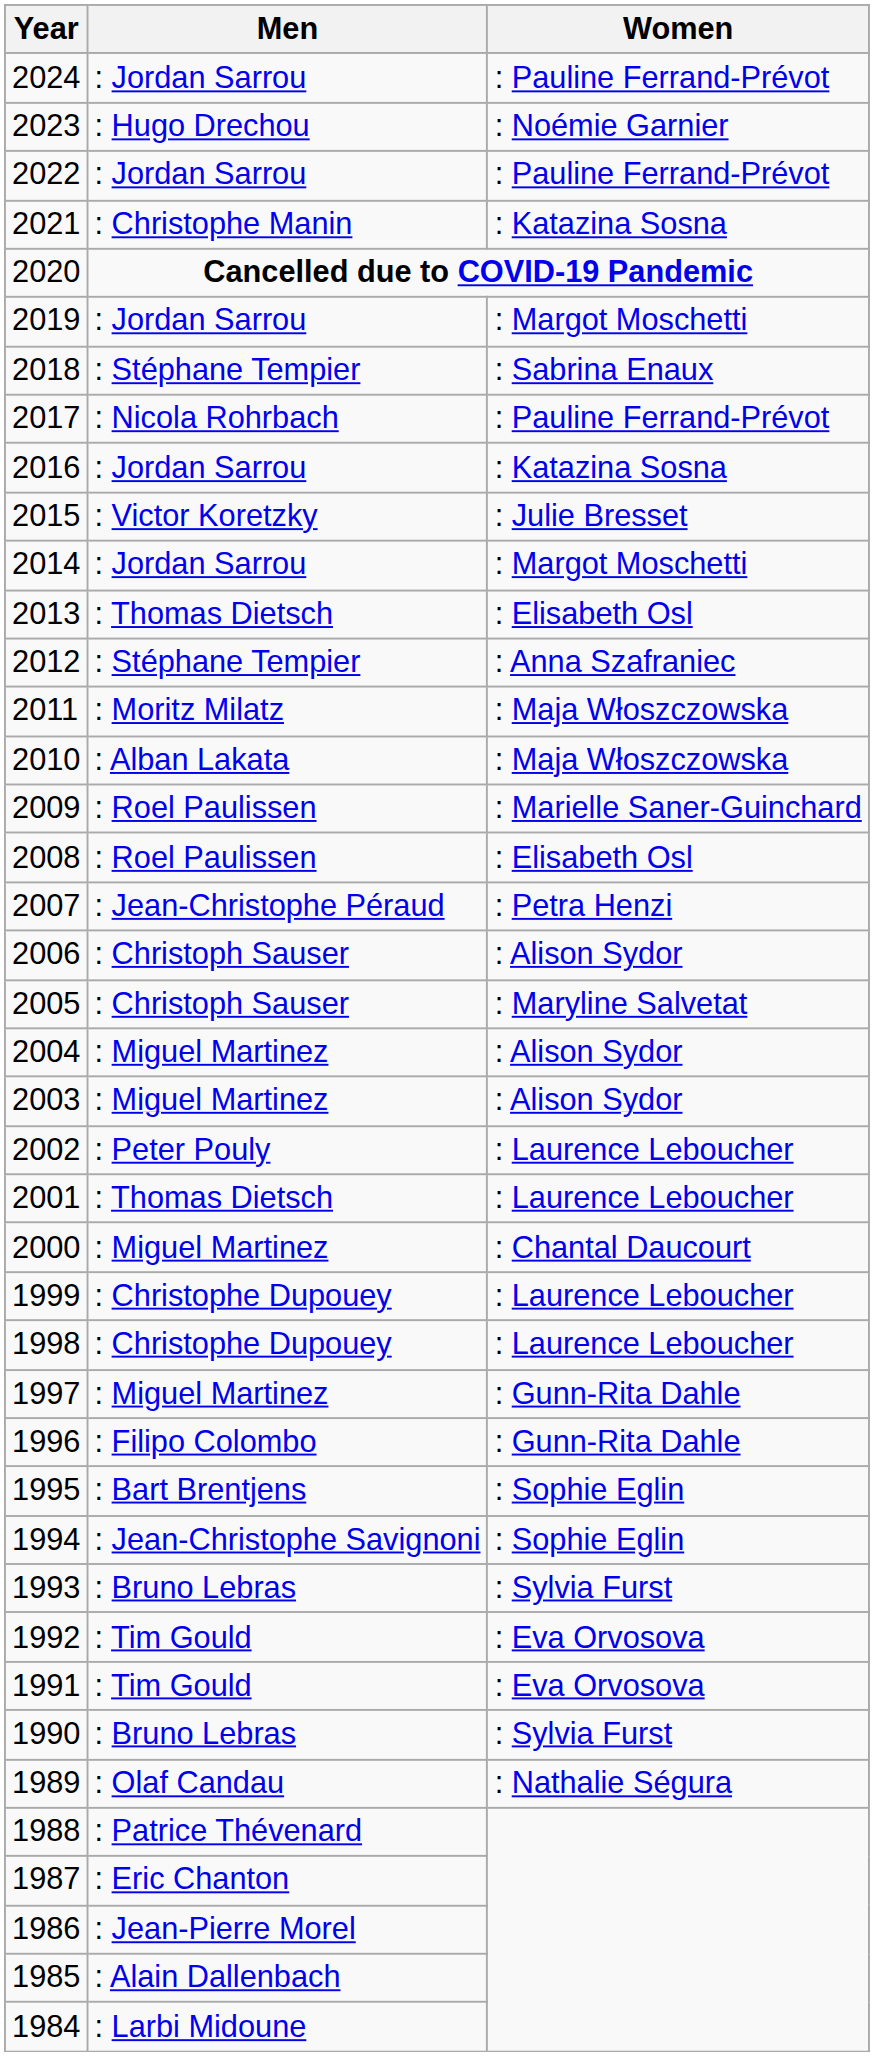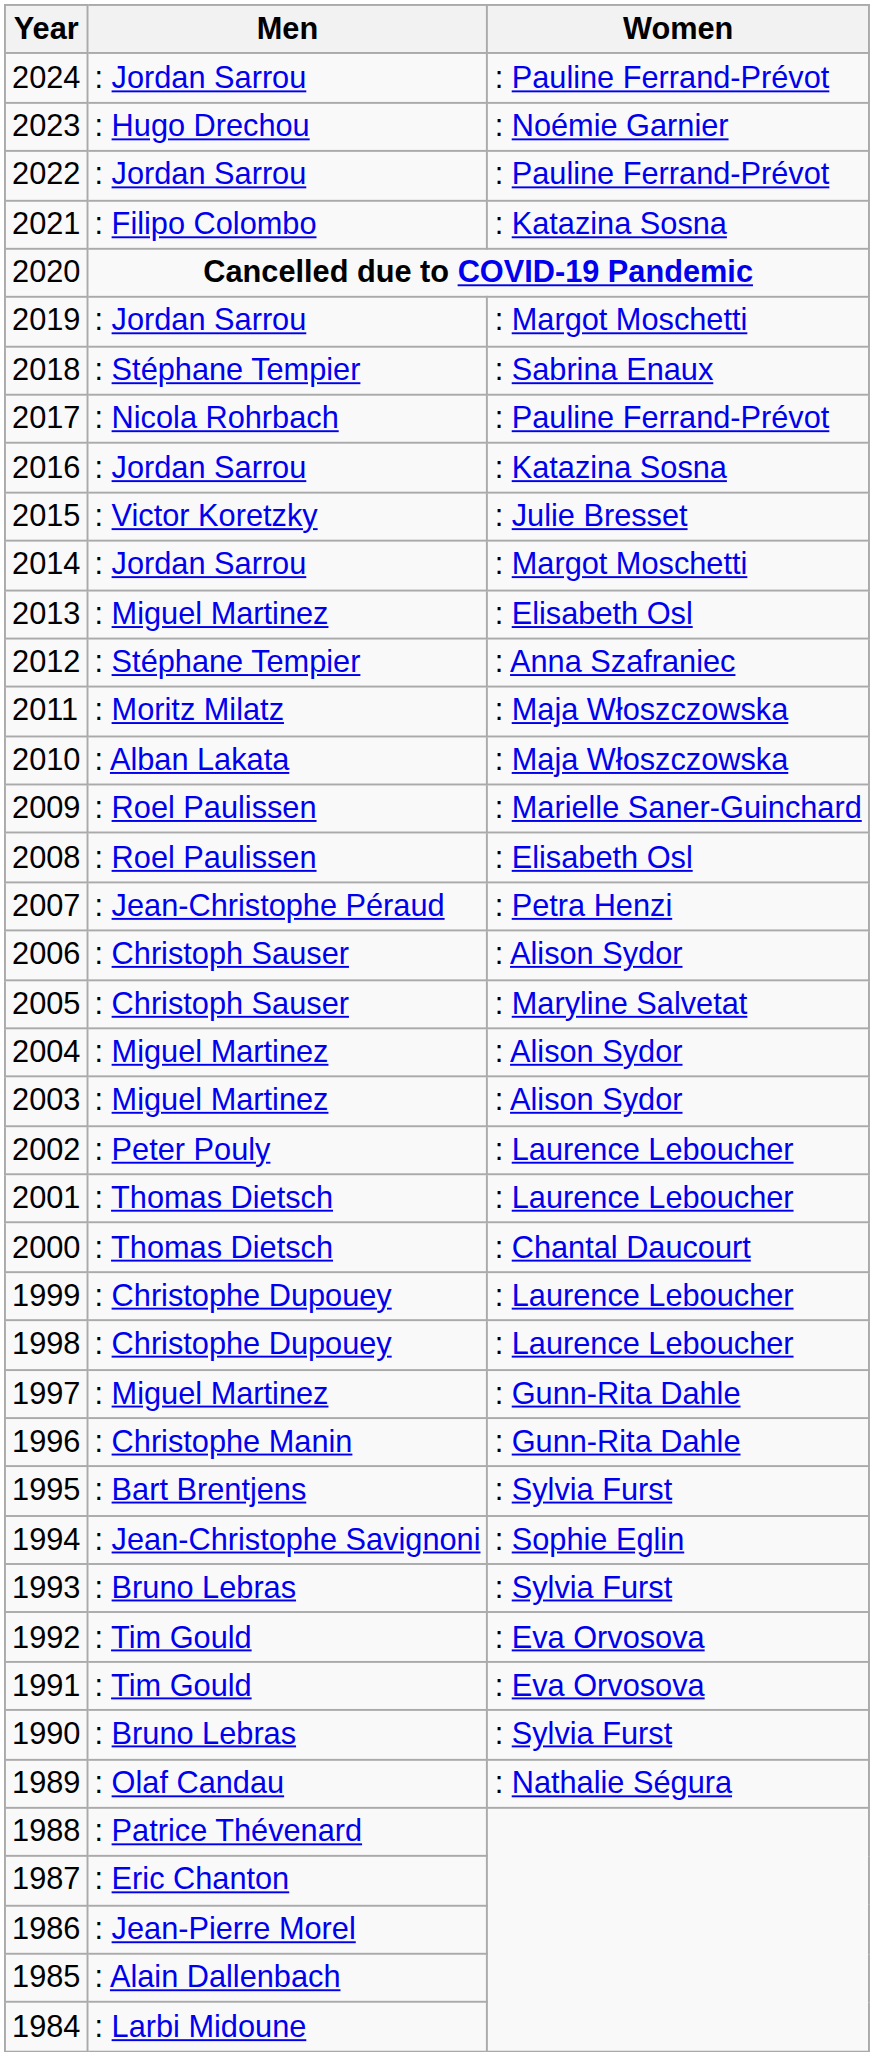(223, 223) : Christophe Manin -> (206, 223) : Filipo Colombo
(214, 613) : Thomas Dietsch -> (211, 613) : Miguel Martinez
(211, 1246) : Miguel Martinez -> (214, 1246) : Thomas Dietsch
(206, 1441) : Filipo Colombo -> (223, 1441) : Christophe Manin
(589, 1490) : Sophie Eglin -> (583, 1490) : Sylvia Furst
